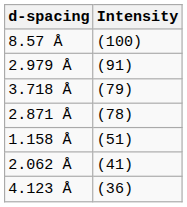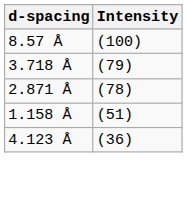- row: (40, 66)
- row: (40, 164)
